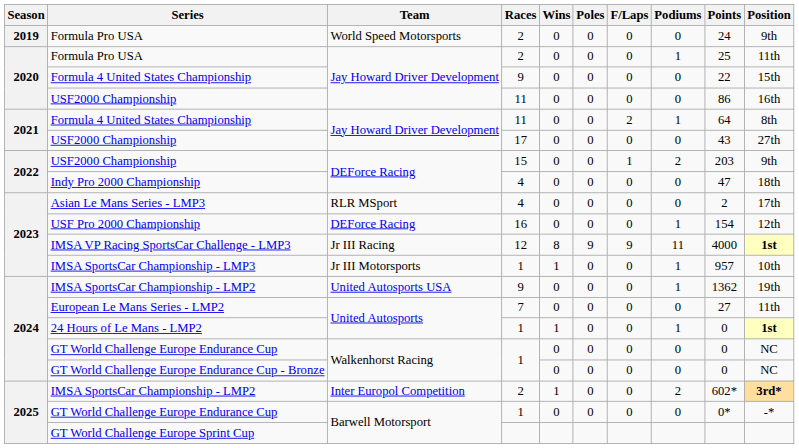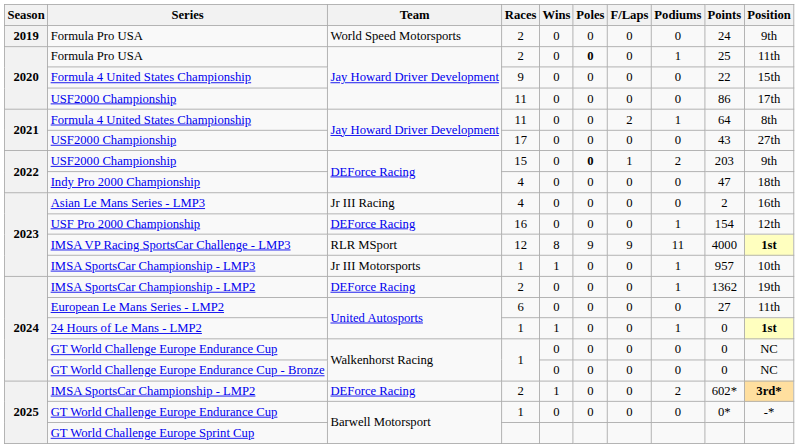(590, 57) normal -> (590, 57) bold
(769, 98) 16th -> (769, 98) 17th
(590, 161) normal -> (590, 161) bold
(364, 203) RLR MSport -> (362, 203) Jr III Racing
(769, 203) 17th -> (769, 203) 16th
(362, 245) Jr III Racing -> (364, 245) RLR MSport
(391, 287) United Autosports USA -> (373, 287) DEForce Racing
(521, 287) 9 -> (521, 287) 2
(521, 307) 7 -> (521, 307) 6
(398, 391) Inter Europol Competition -> (373, 391) DEForce Racing
